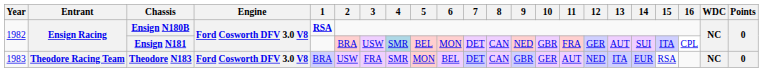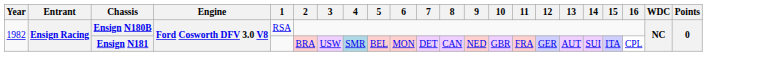(322, 27) bold -> (282, 27) normal
- row: (160, 59)
